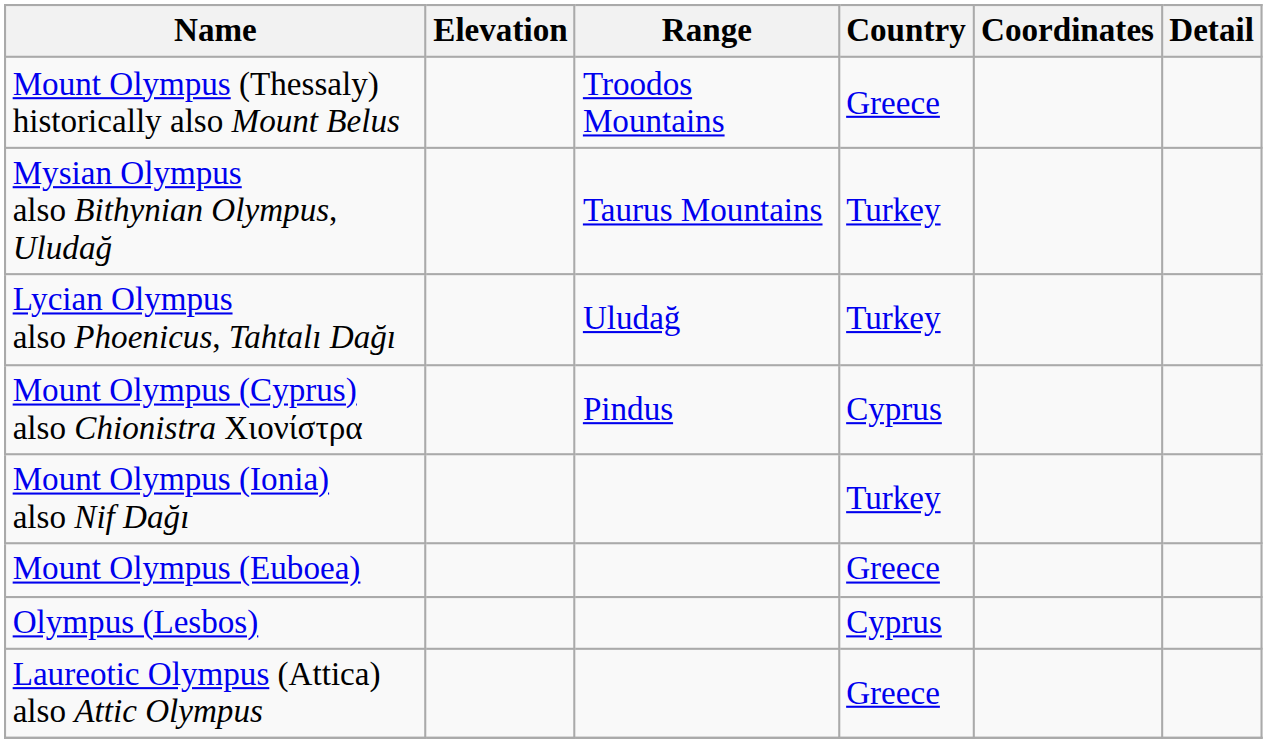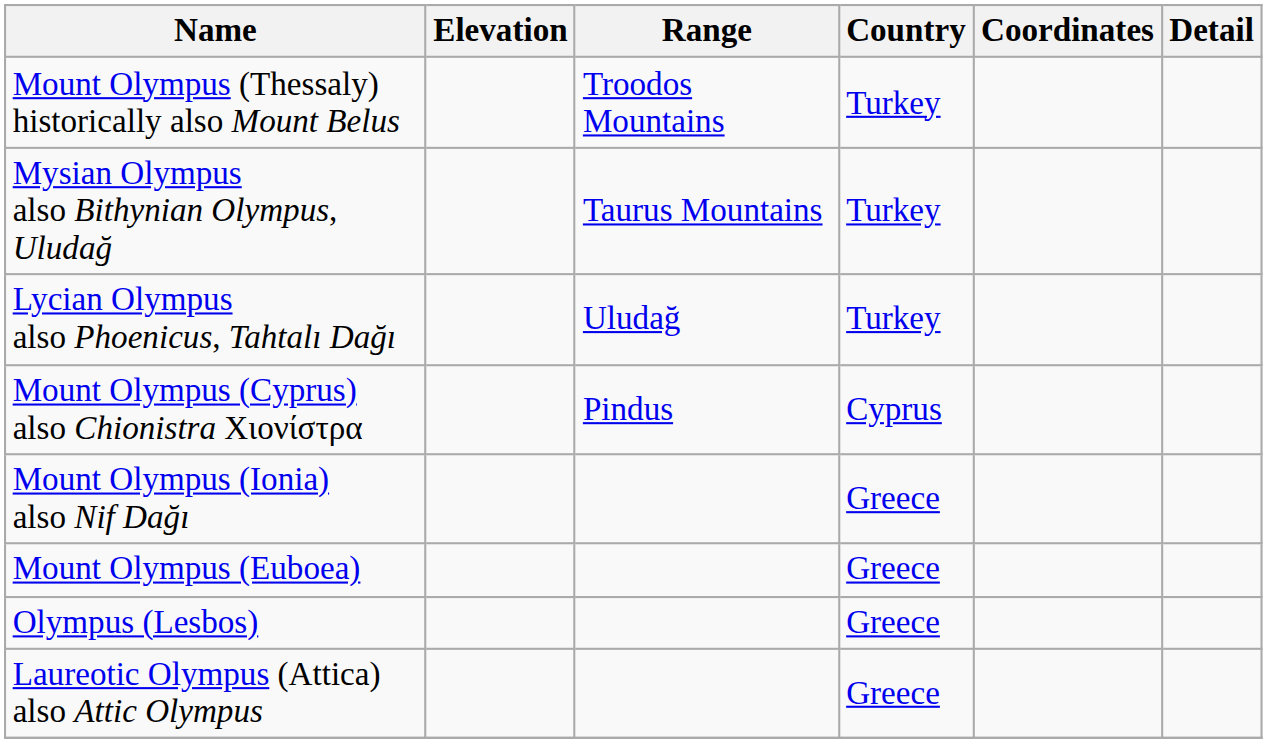(893, 101) Greece -> (893, 101) Turkey
(893, 498) Turkey -> (893, 498) Greece
(894, 622) Cyprus -> (893, 622) Greece
